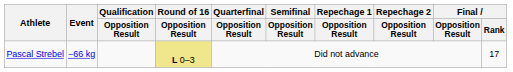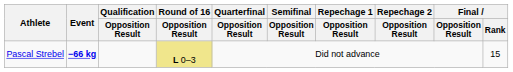(82, 55) normal -> (82, 55) bold
(494, 55) 17 -> (495, 55) 15
